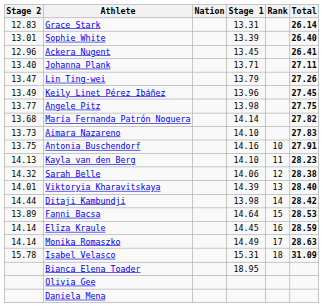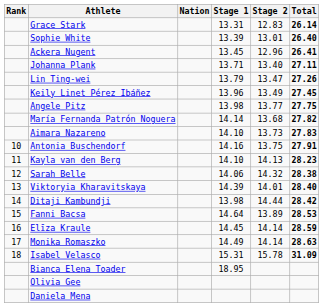columns swapped: (278, 11) <-> (24, 11)
